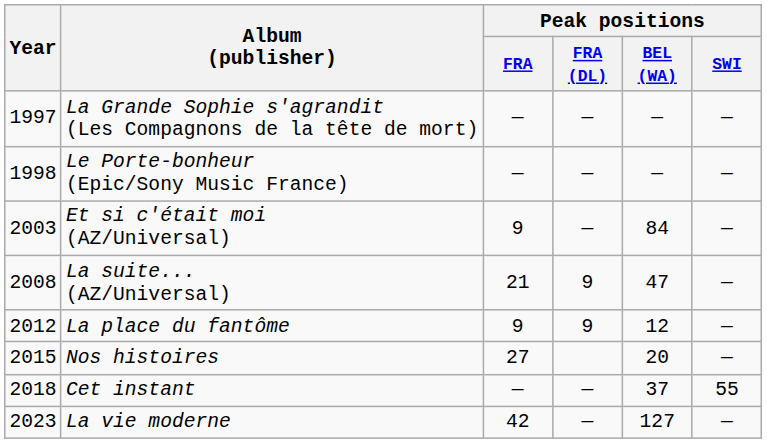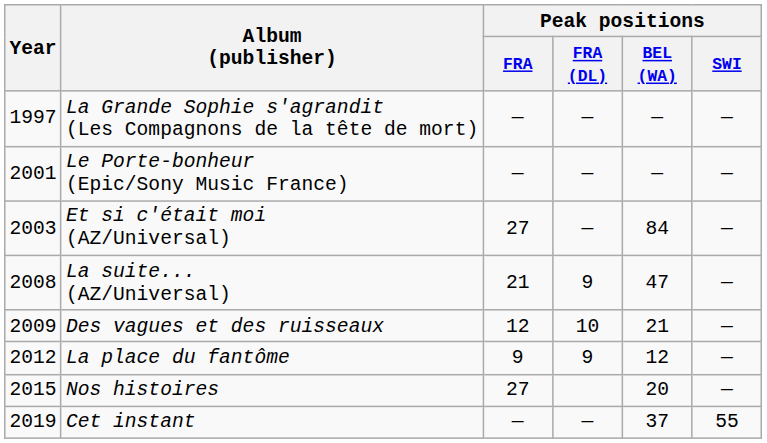(33, 173) 1998 -> (33, 173) 2001
(518, 228) 9 -> (518, 228) 27
+ row: (225, 326)
(33, 390) 2018 -> (33, 422) 2019
- row: (148, 422)
